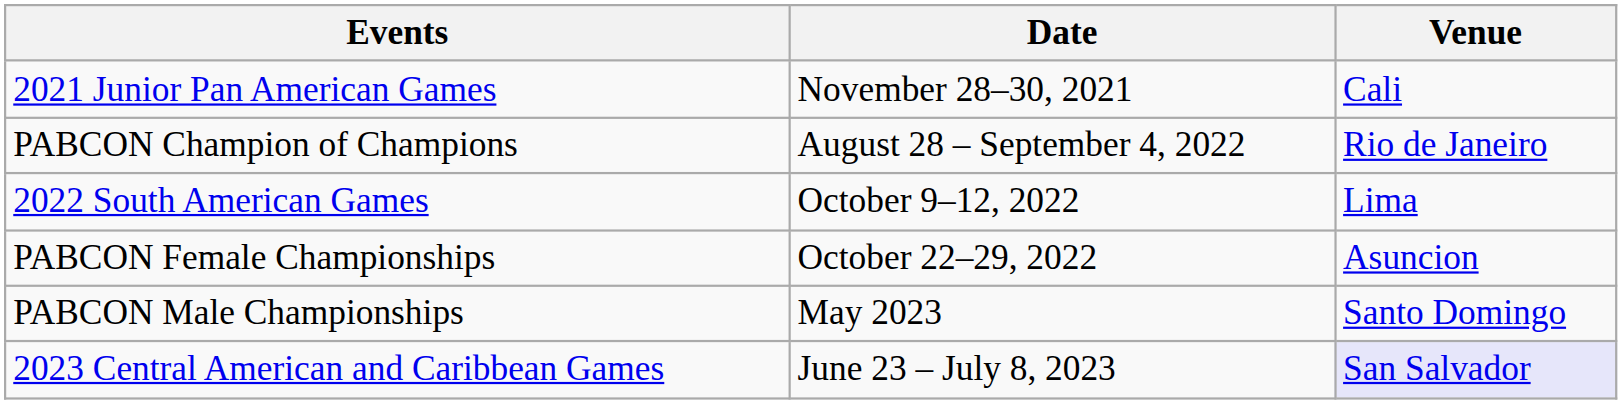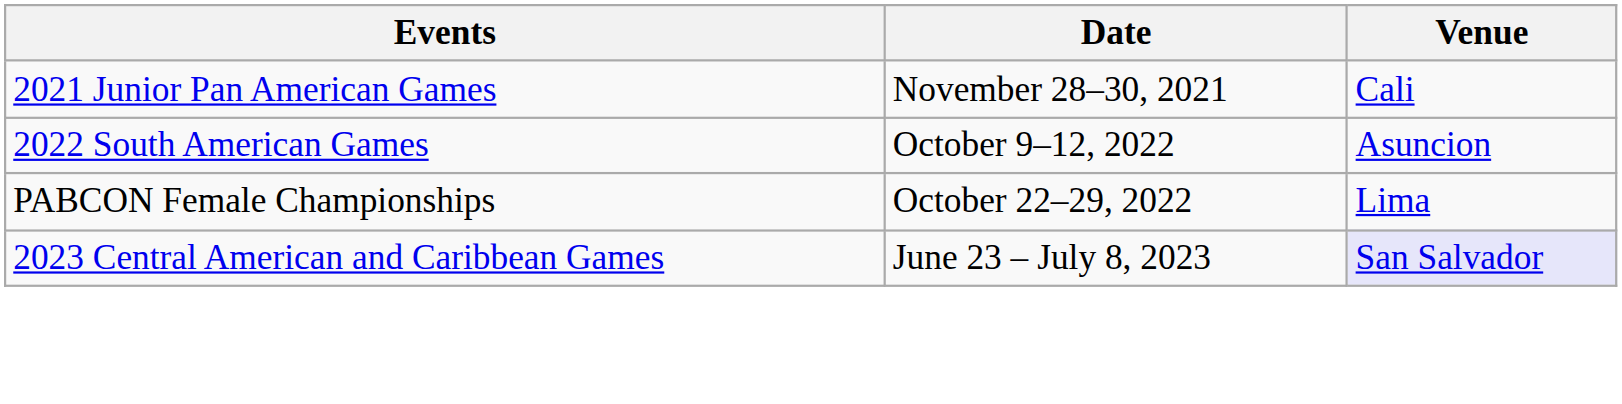- row: (266, 144)
(1380, 200) Lima -> (1423, 144) Asuncion
(1411, 256) Asuncion -> (1393, 200) Lima
- row: (239, 312)
